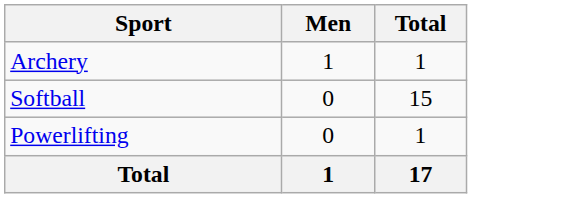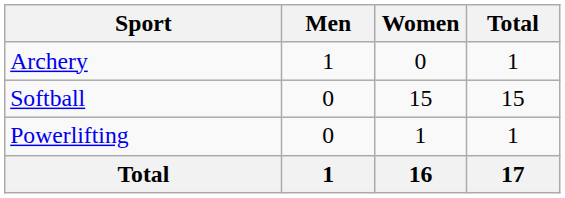+ column: (421, 23)
